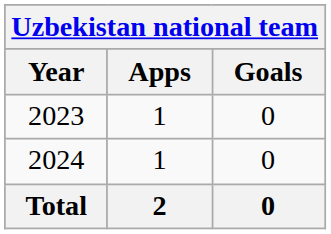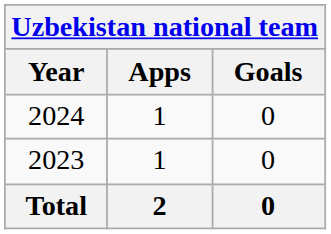rows swapped: (56, 116) <-> (56, 160)
